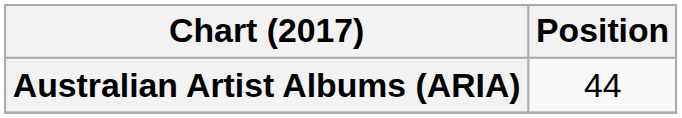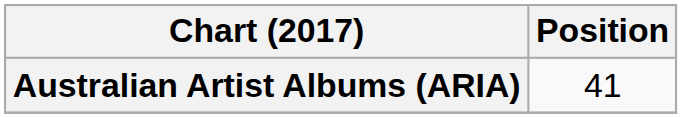(603, 84) 44 -> (603, 84) 41
